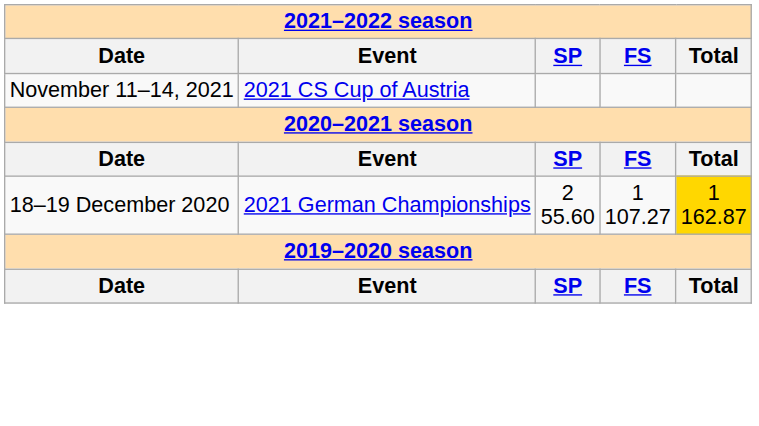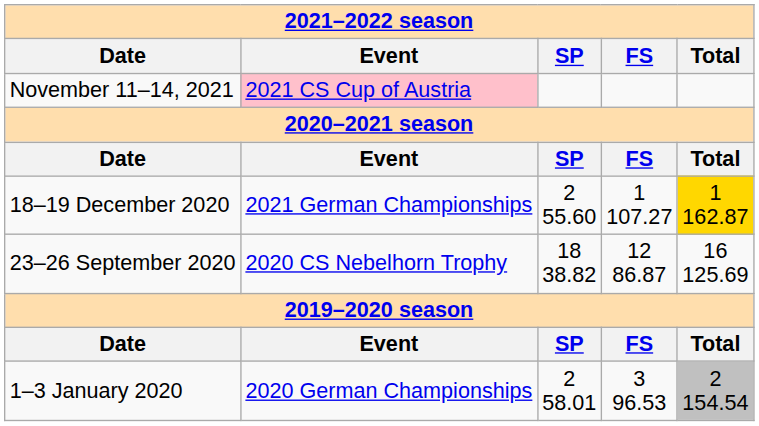(357, 90) no background -> (358, 90) pink background
+ row: (123, 263)
+ row: (96, 390)
